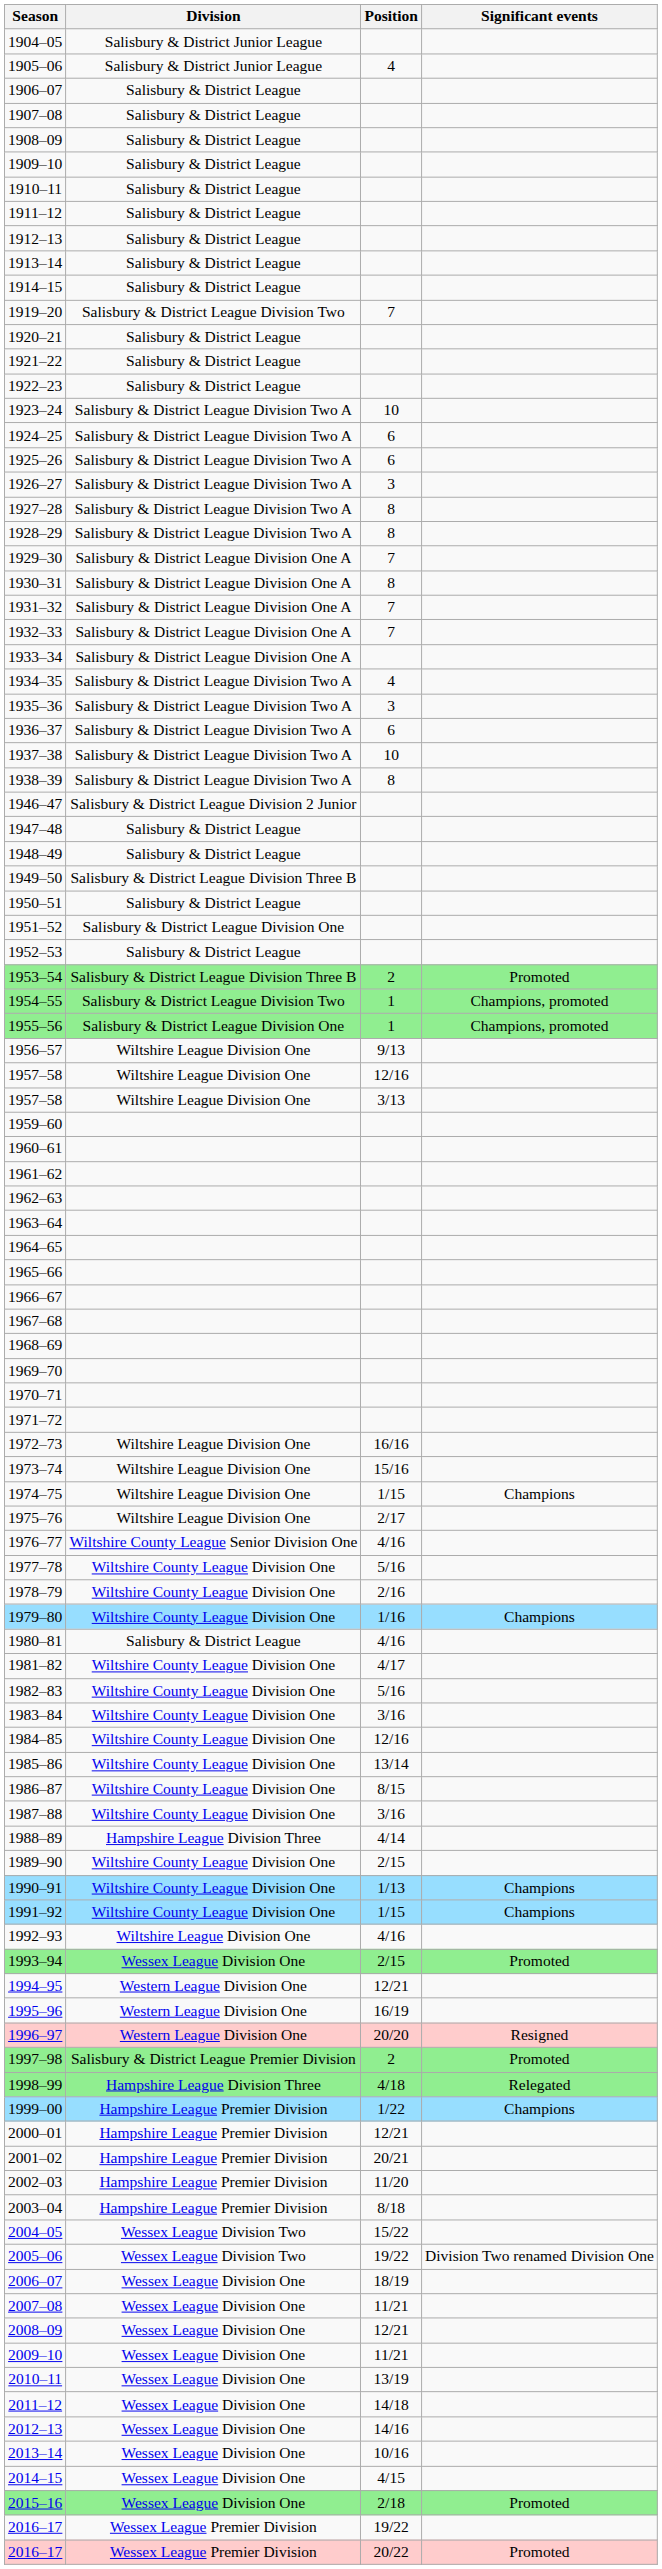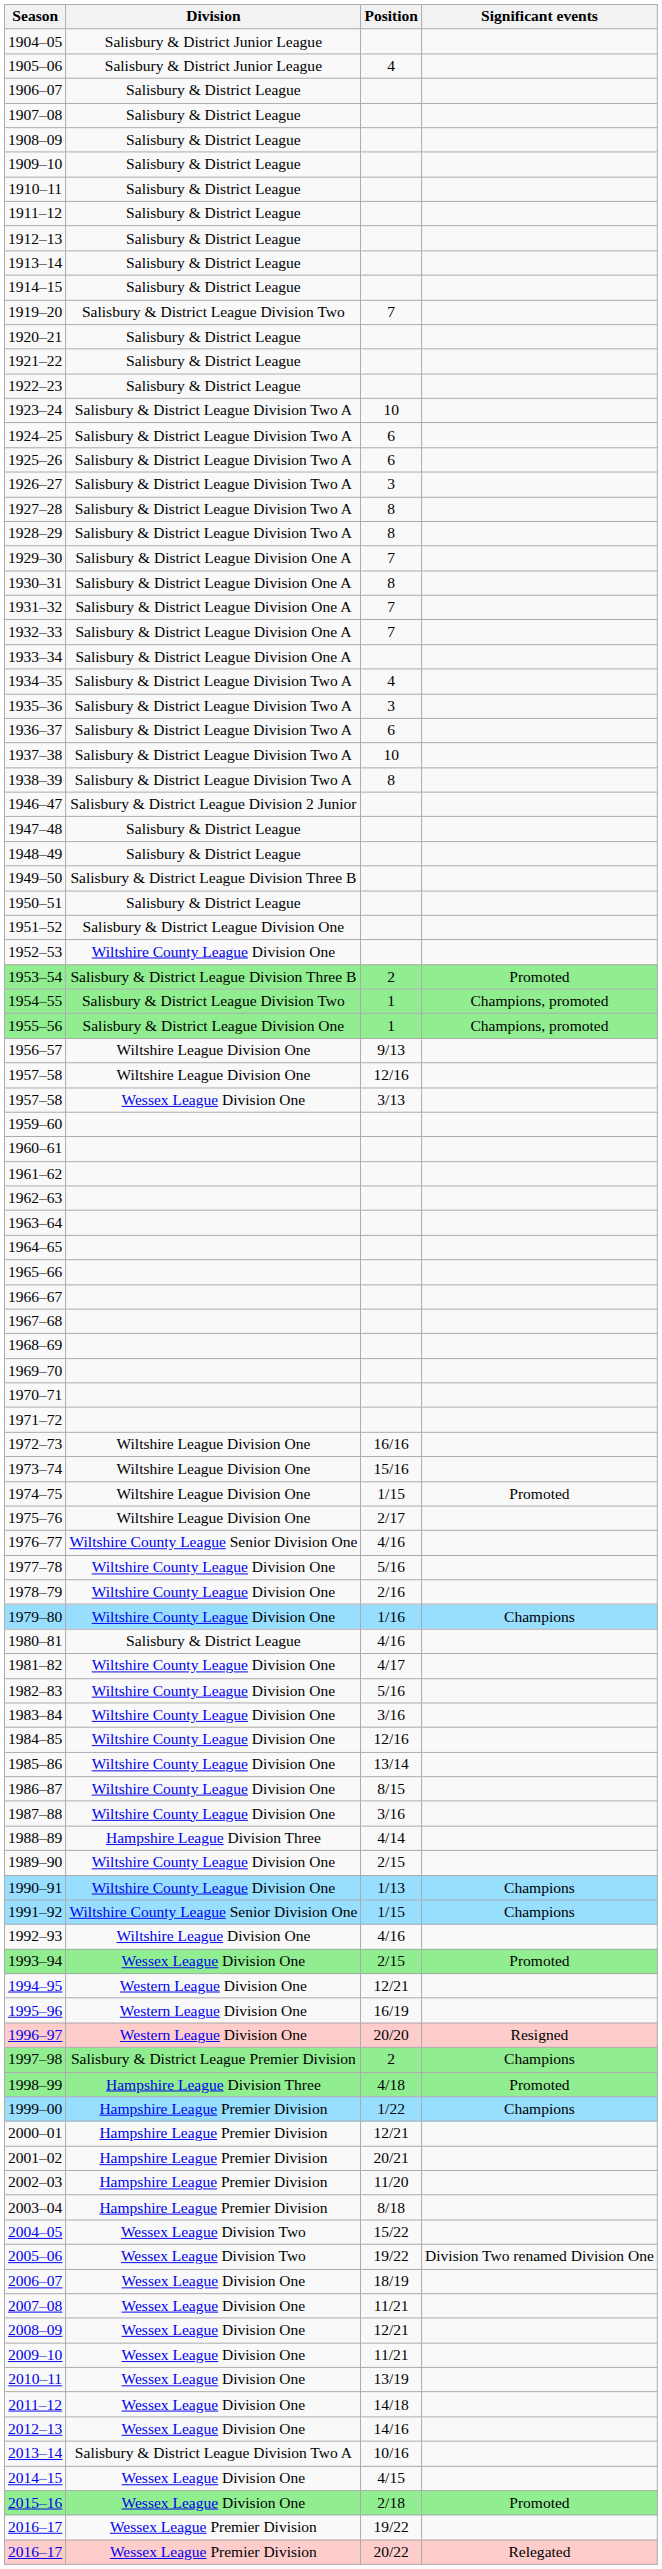(213, 952) Salisbury & District League -> (213, 952) Wiltshire County League Division One
(213, 1099) Wiltshire League Division One -> (213, 1099) Wessex League Division One
(539, 1493) Champions -> (539, 1493) Promoted
(213, 1912) Wiltshire County League Division One -> (213, 1912) Wiltshire County League Senior Division One
(539, 2059) Promoted -> (539, 2059) Champions
(539, 2084) Relegated -> (539, 2084) Promoted
(213, 2453) Wessex League Division One -> (213, 2453) Salisbury & District League Division Two A
(539, 2552) Promoted -> (539, 2552) Relegated
